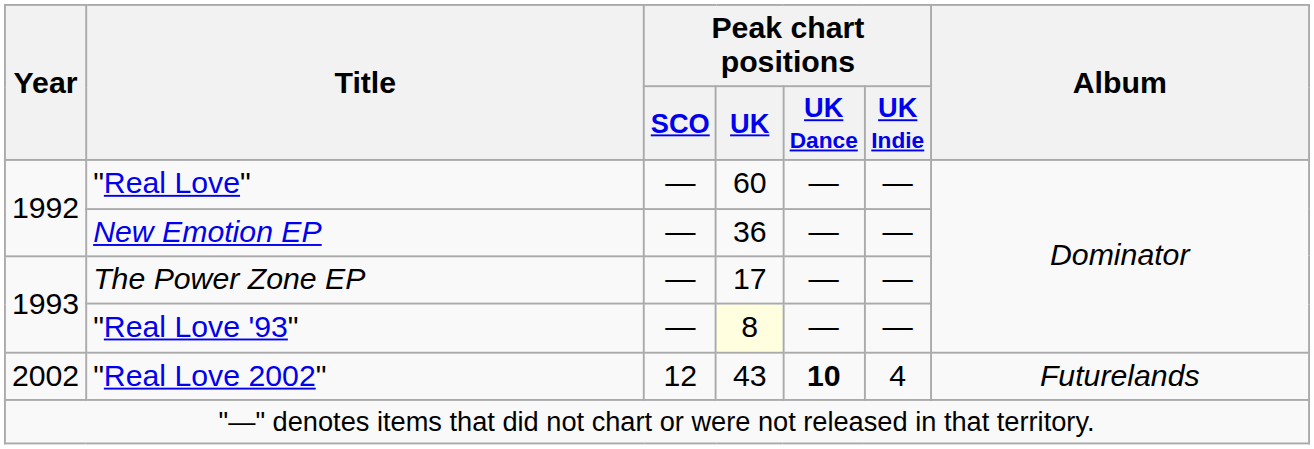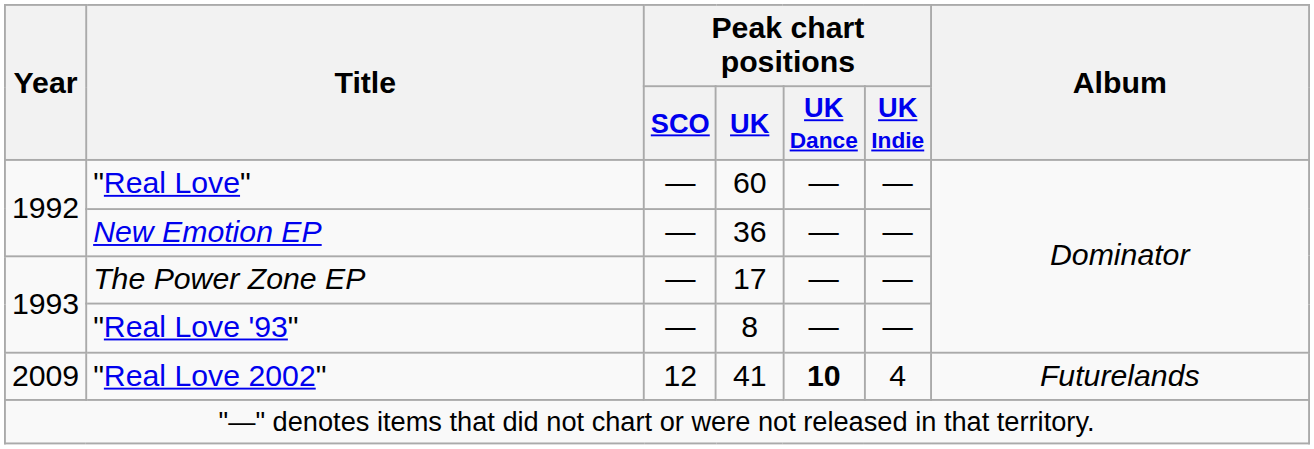(750, 327) lightyellow background -> (750, 327) no background
(46, 375) 2002 -> (46, 375) 2009
(750, 375) 43 -> (750, 375) 41
